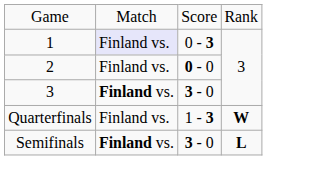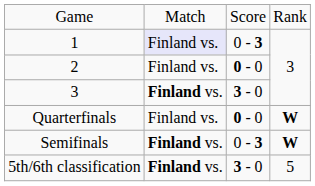(199, 117) 1 - 3 -> (248, 117) 0 - 0
(199, 142) 3 - 0 -> (248, 142) 0 - 3
(241, 142) L -> (290, 142) W
+ row: (74, 167)
